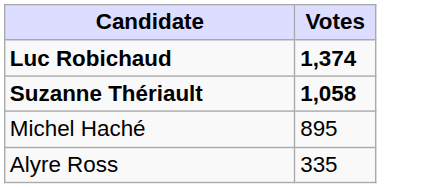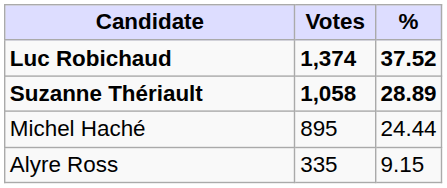+ column: (409, 22)
